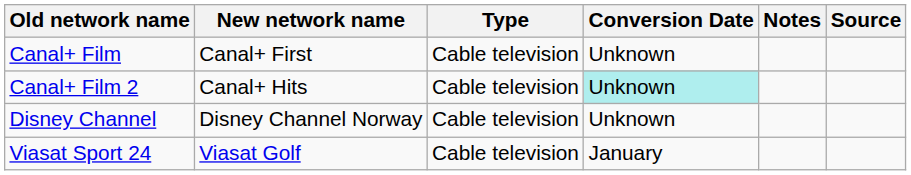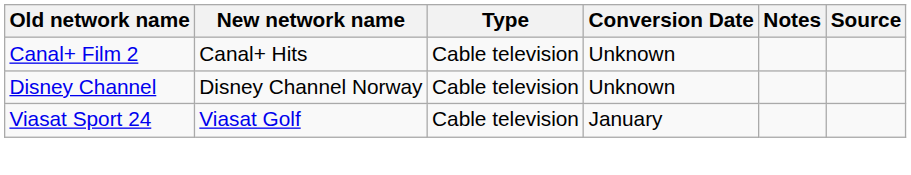- row: (65, 53)
(632, 86) paleturquoise background -> (632, 53) no background
